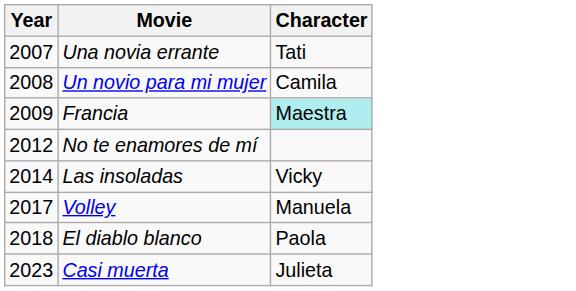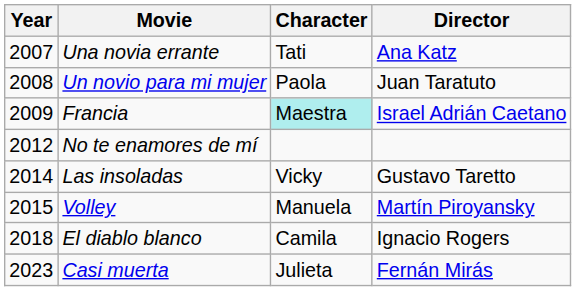+ column: (472, 21)
(306, 83) Camila -> (301, 83) Paola
(31, 208) 2017 -> (31, 208) 2015
(301, 239) Paola -> (306, 239) Camila
